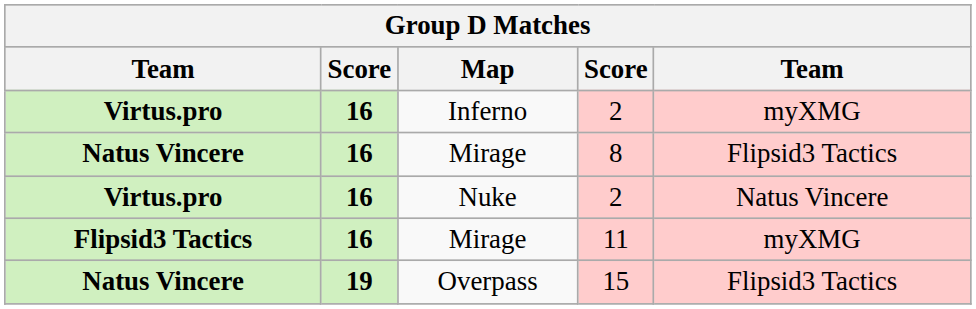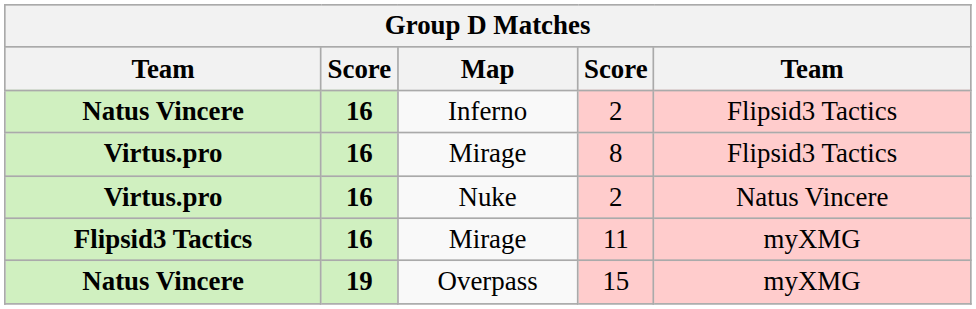(163, 111) Virtus.pro -> (163, 111) Natus Vincere
(812, 111) myXMG -> (812, 111) Flipsid3 Tactics
(163, 153) Natus Vincere -> (163, 153) Virtus.pro
(812, 281) Flipsid3 Tactics -> (812, 281) myXMG
